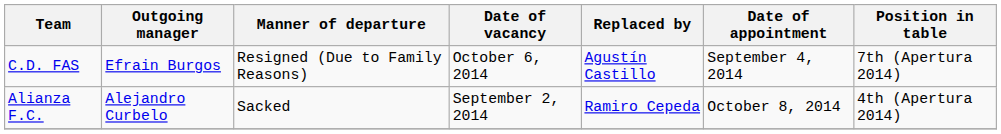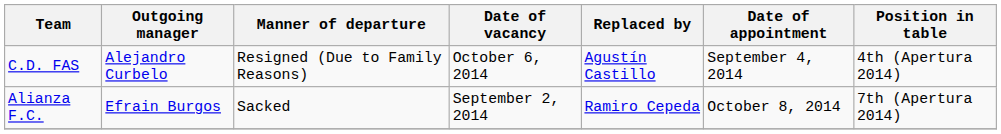(163, 66) Efrain Burgos -> (145, 66) Alejandro Curbelo
(915, 66) 7th (Apertura 2014) -> (915, 66) 4th (Apertura 2014)
(145, 108) Alejandro Curbelo -> (163, 108) Efrain Burgos
(915, 108) 4th (Apertura 2014) -> (915, 108) 7th (Apertura 2014)
